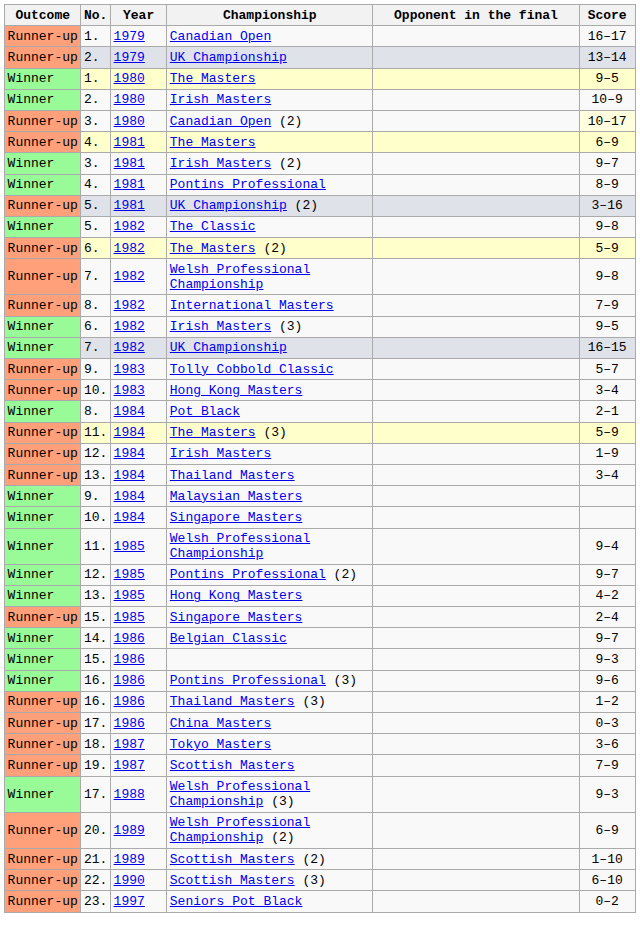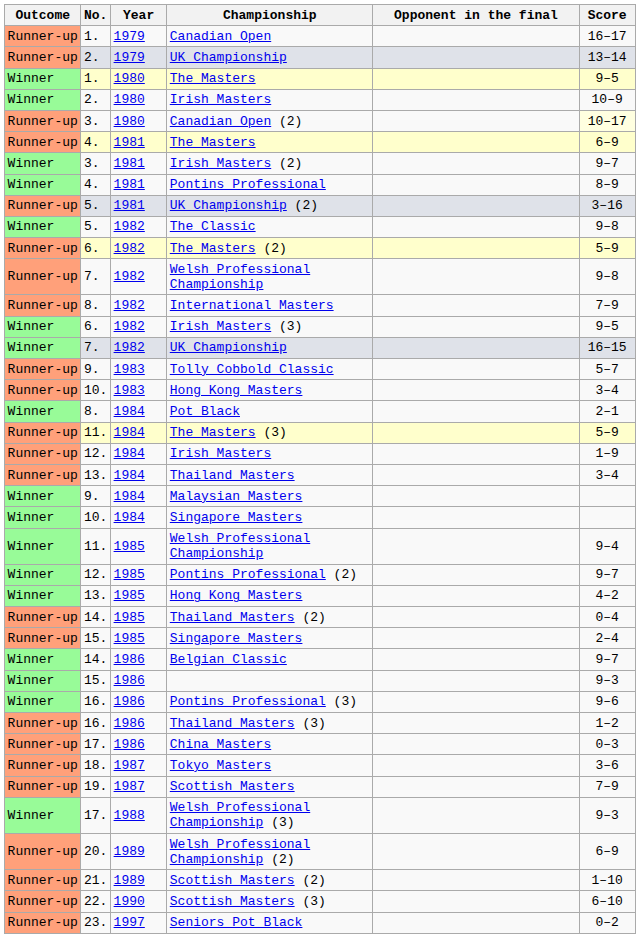+ row: (96, 617)
